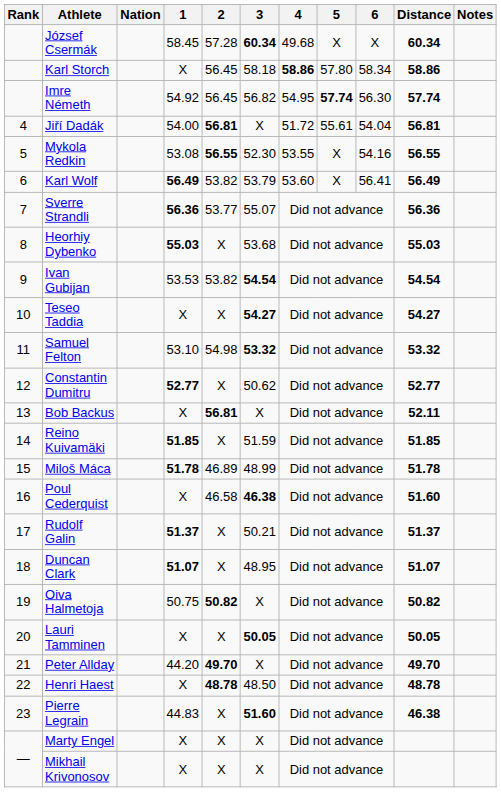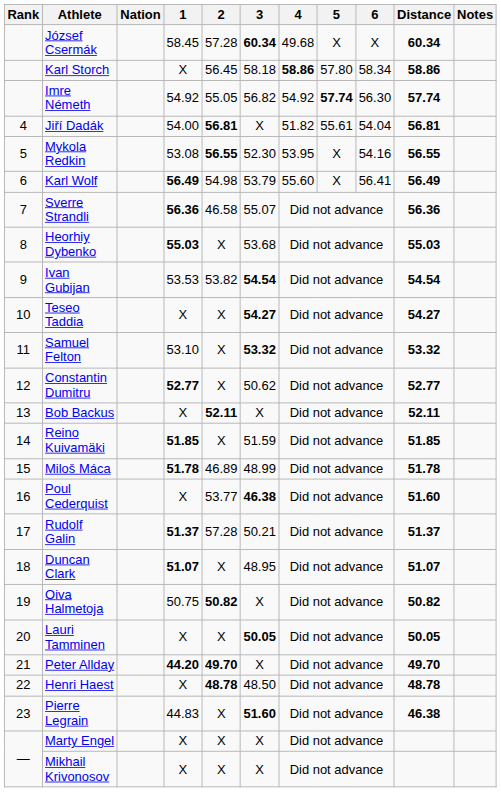(221, 98) 56.45 -> (221, 98) 55.05
(298, 98) 54.95 -> (298, 98) 54.92
(298, 126) 51.72 -> (298, 126) 51.82
(298, 153) 53.55 -> (298, 153) 53.95
(221, 181) 53.82 -> (221, 181) 54.98
(298, 181) 53.60 -> (298, 181) 55.60
(221, 209) 53.77 -> (221, 209) 46.58
(221, 350) 54.98 -> (221, 350) X
(221, 413) 56.81 -> (221, 413) 52.11
(221, 496) 46.58 -> (221, 496) 53.77
(221, 531) X -> (221, 531) 57.28
(183, 665) normal -> (183, 665) bold
